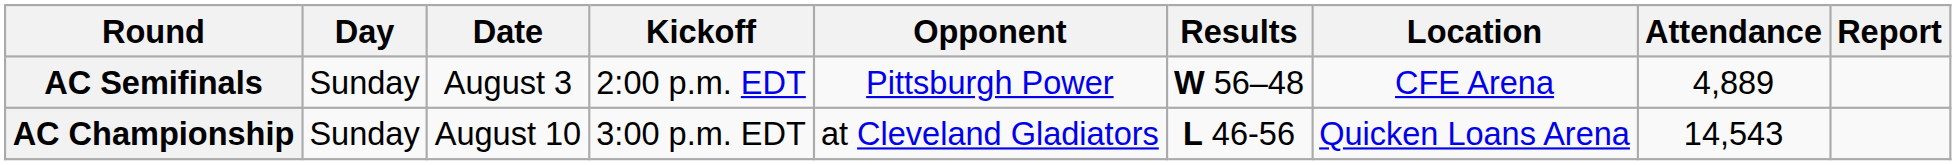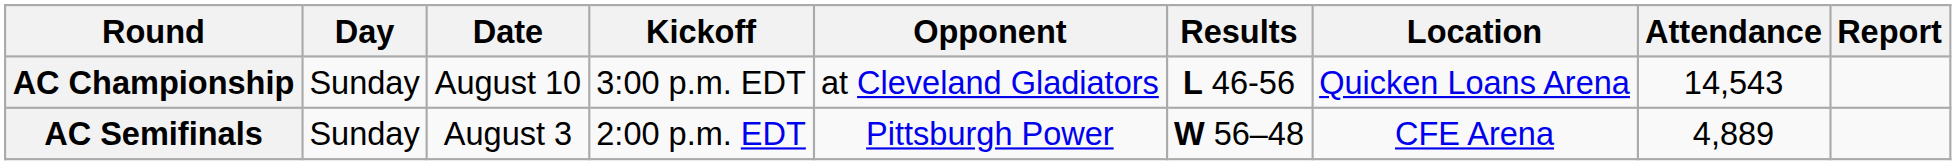rows swapped: (153, 82) <-> (153, 134)
